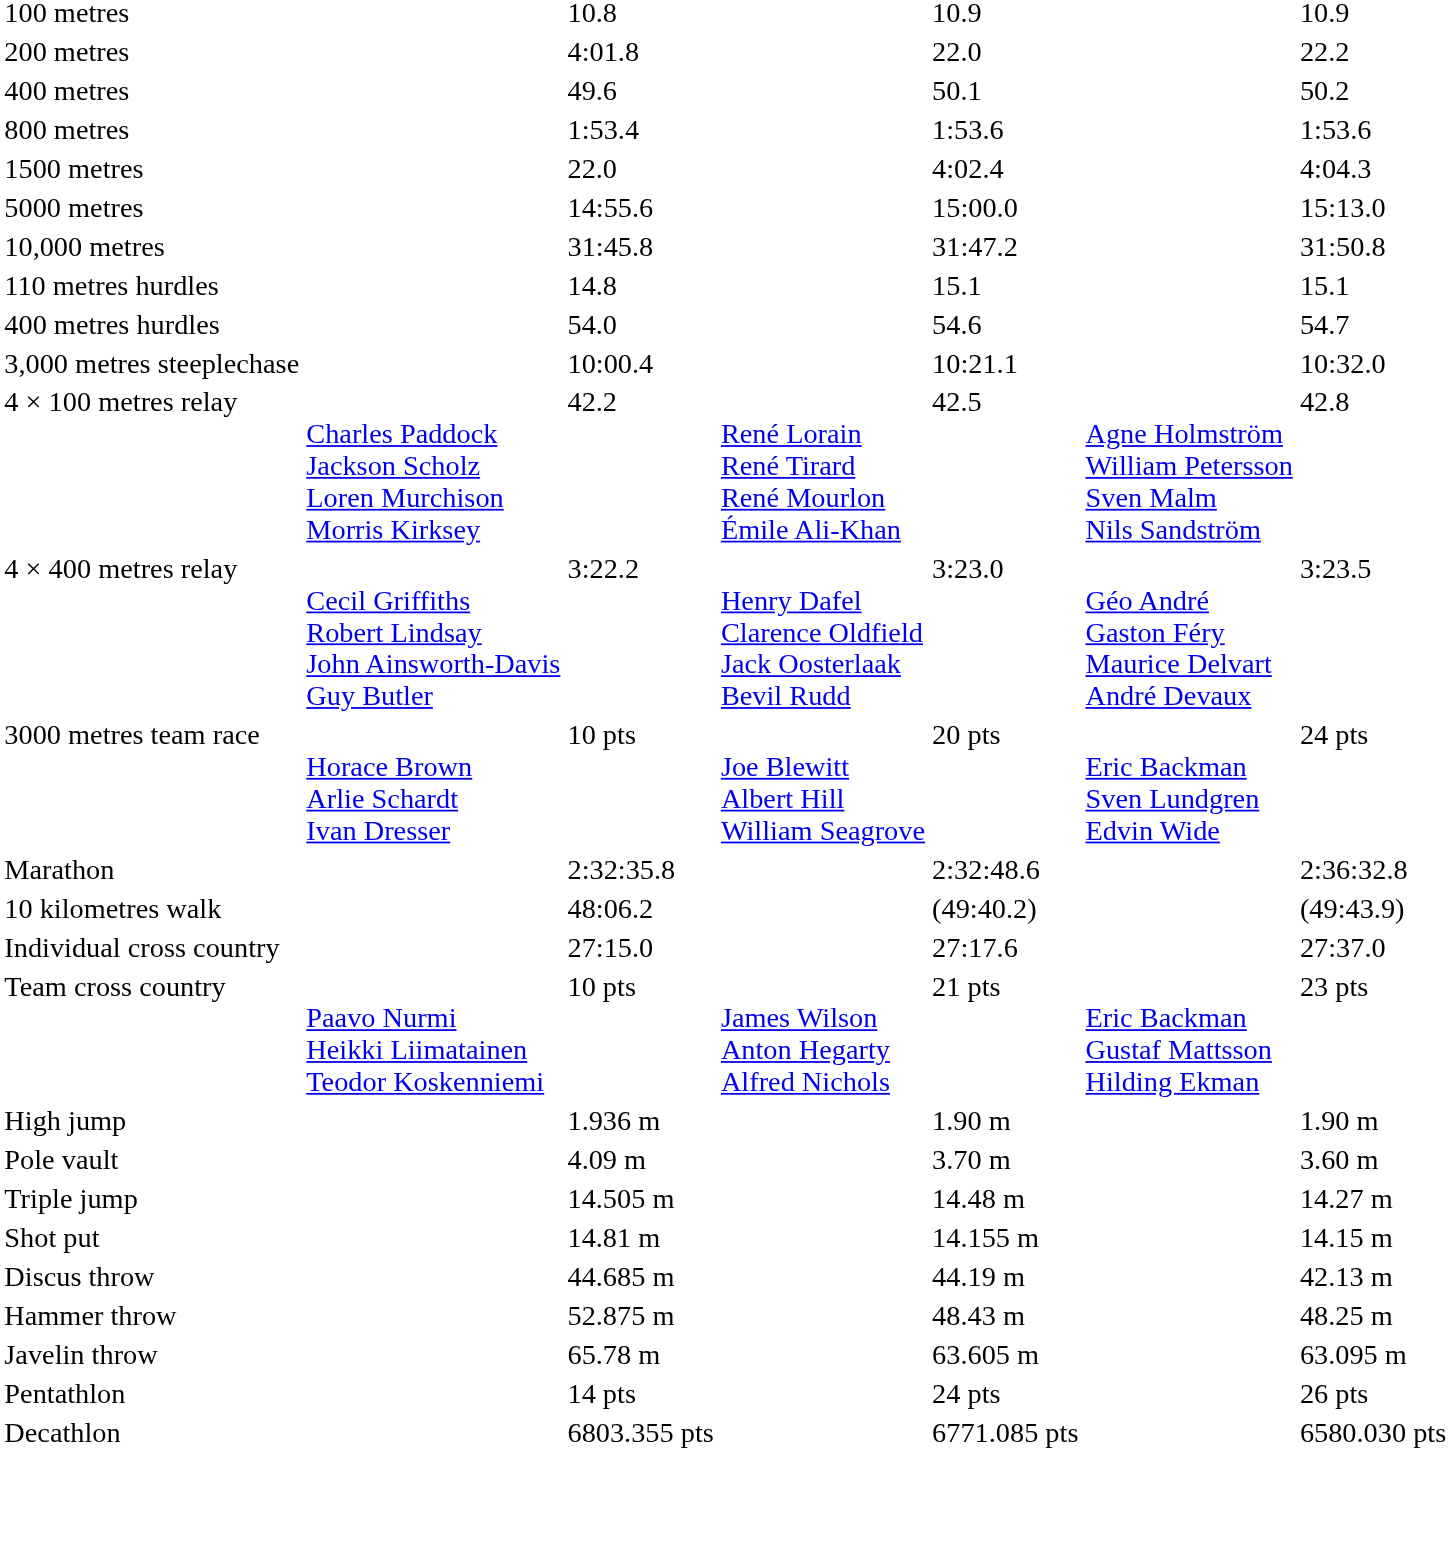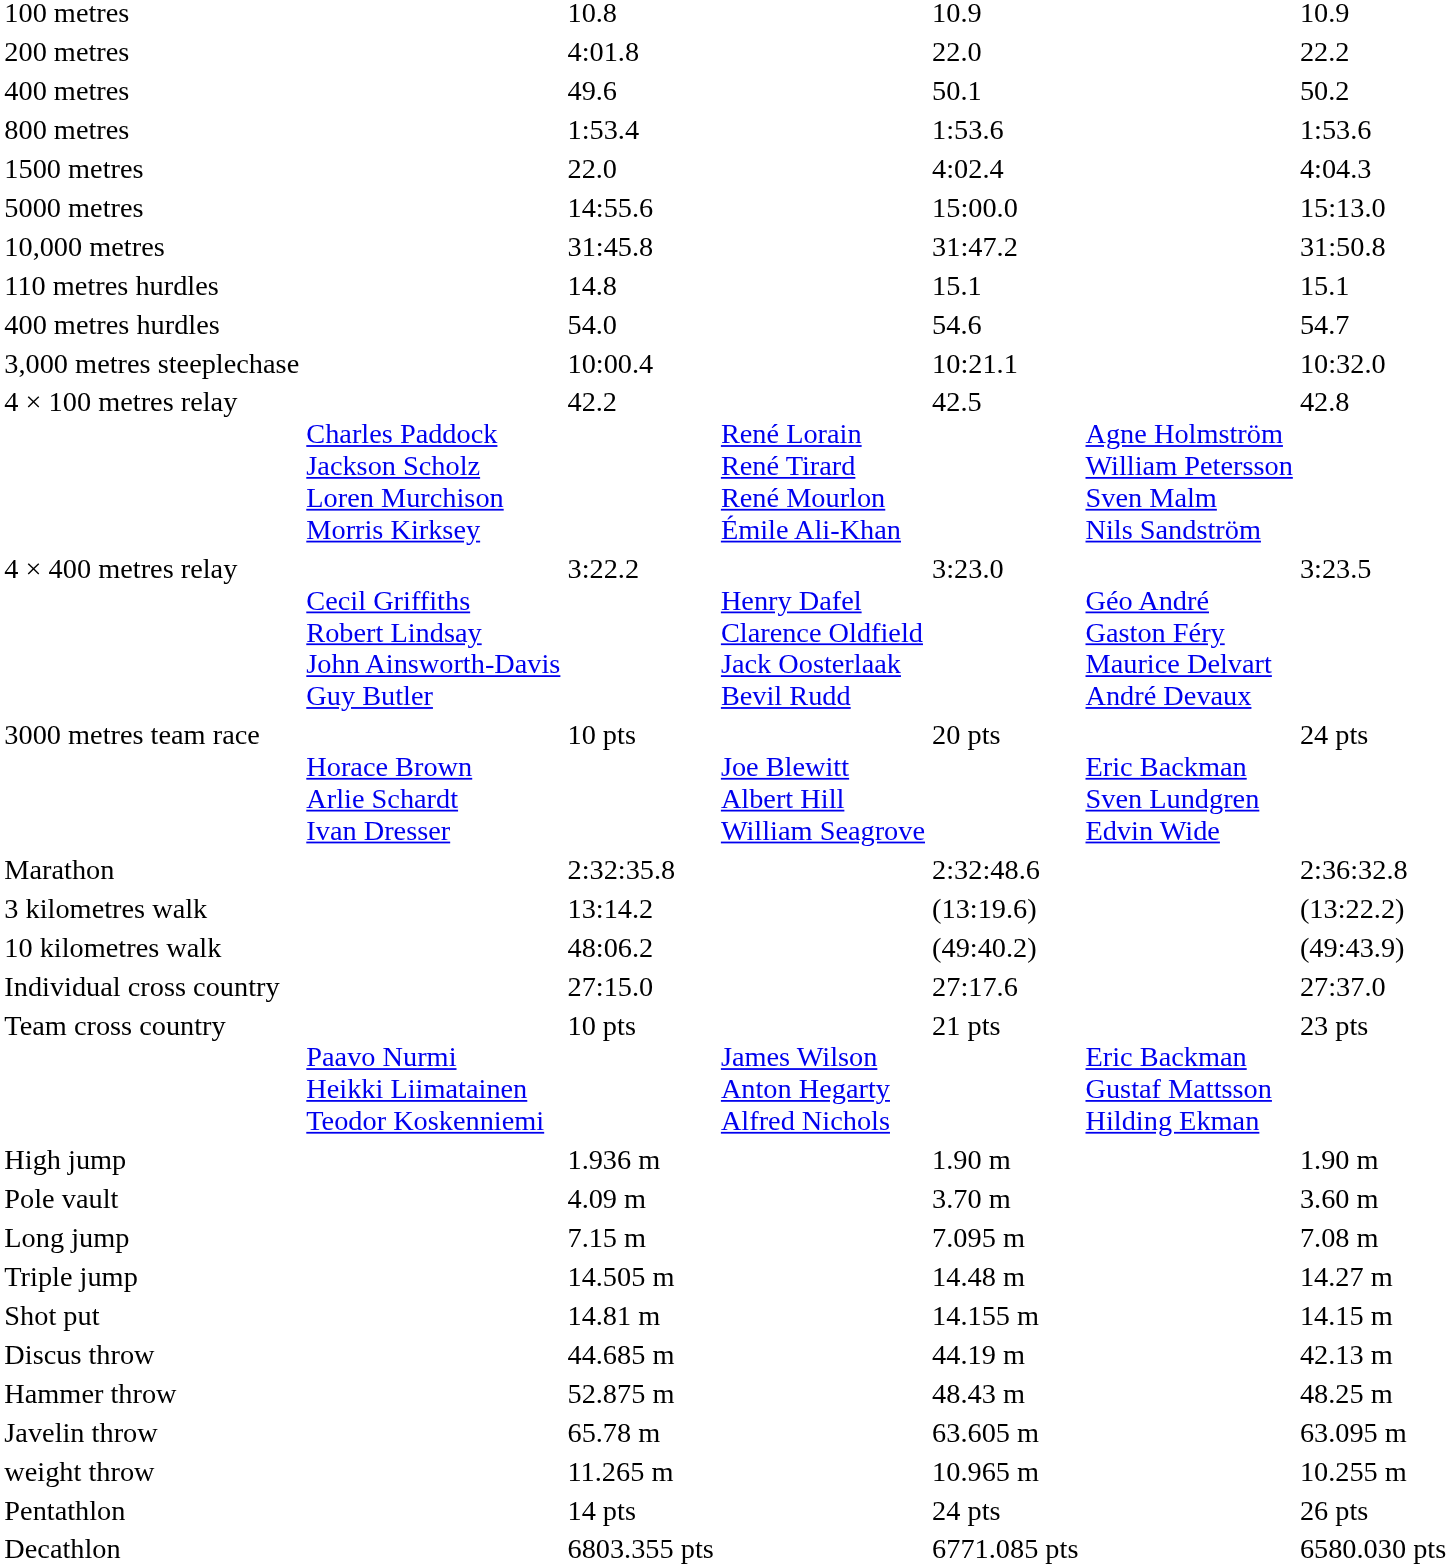+ row: (106, 908)
+ row: (67, 1237)
+ row: (79, 1471)
